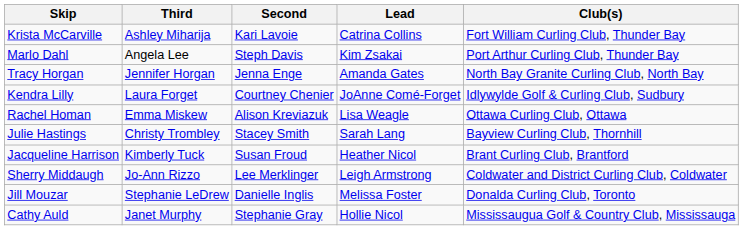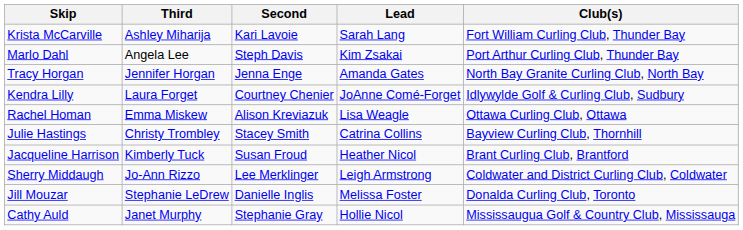(381, 34) Catrina Collins -> (372, 34) Sarah Lang
(372, 134) Sarah Lang -> (381, 134) Catrina Collins
